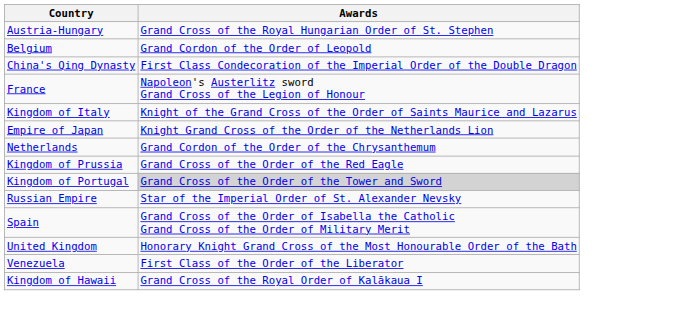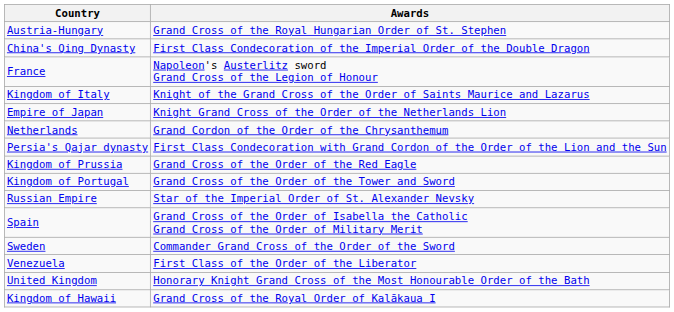- row: (29, 48)
+ row: (78, 147)
(291, 182) lightgrey background -> (304, 182) no background
+ row: (26, 246)
rows swapped: (52, 246) <-> (36, 264)
